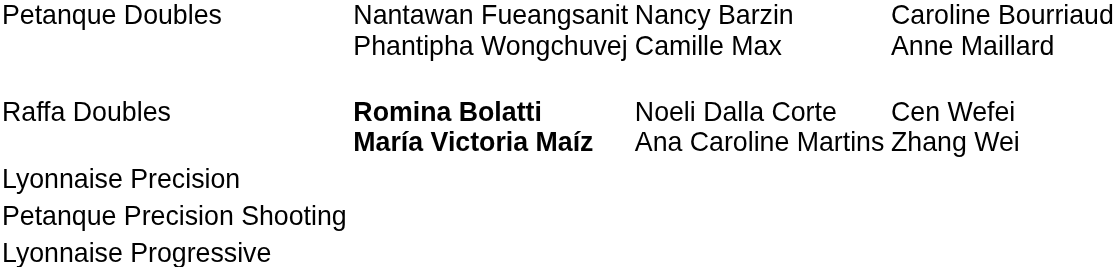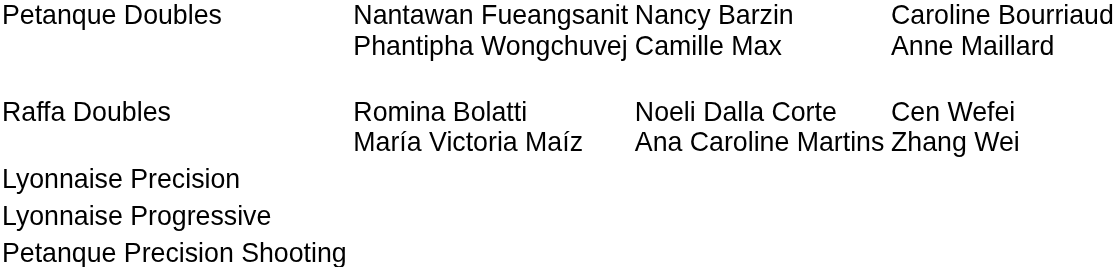(473, 127) bold -> (468, 127) normal
rows swapped: (174, 216) <-> (137, 252)
